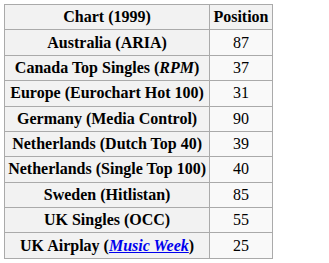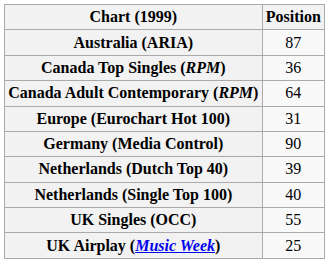(241, 67) 37 -> (293, 67) 36
+ row: (133, 93)
- row: (107, 194)
